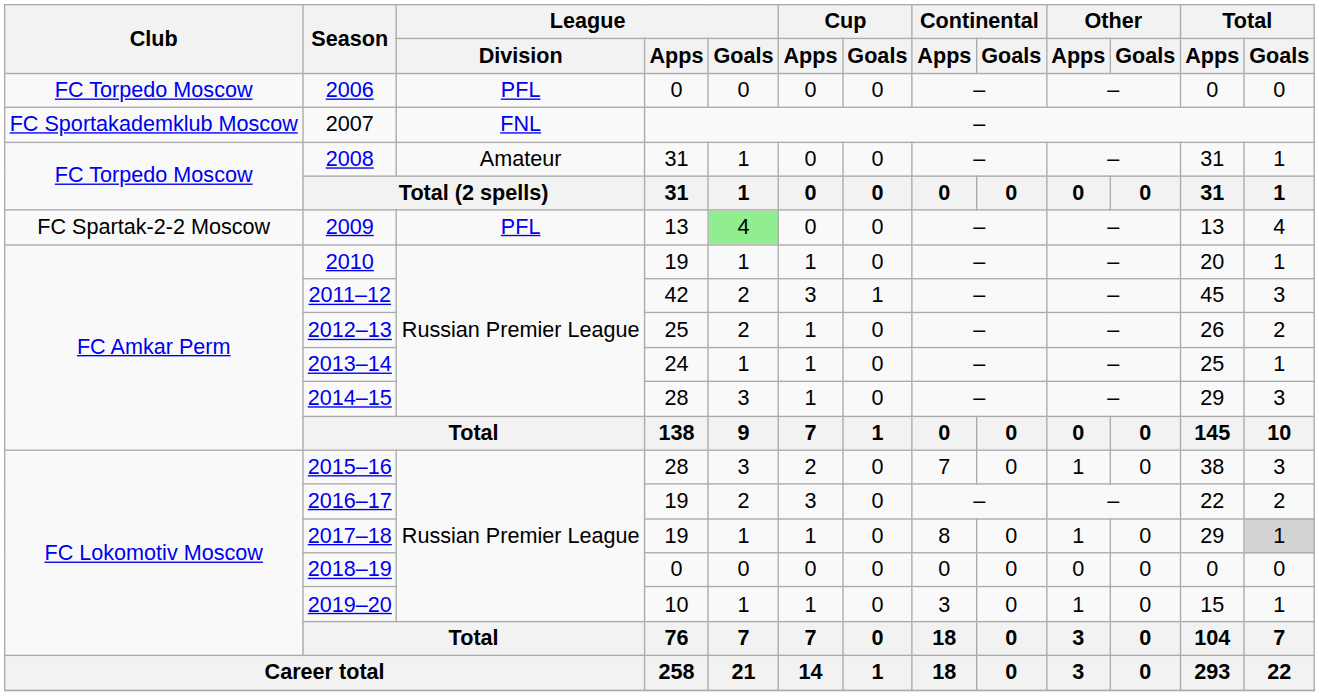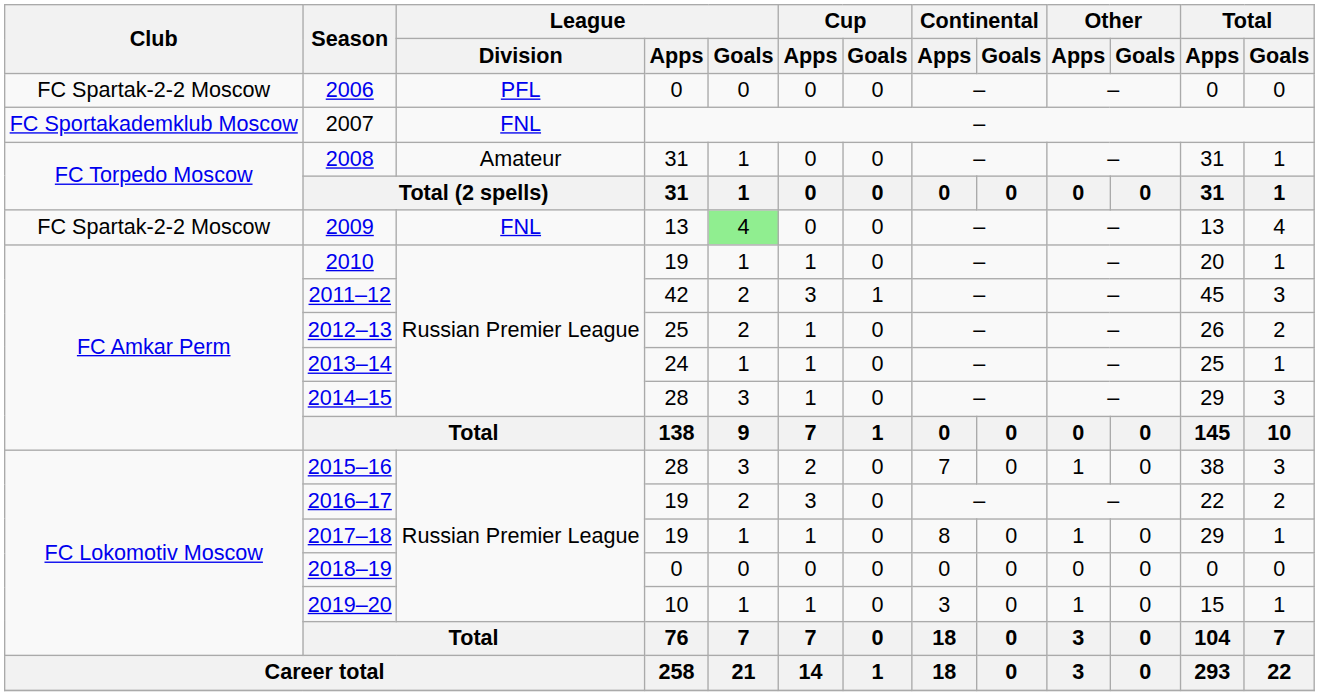(154, 90) FC Torpedo Moscow -> (154, 90) FC Spartak-2-2 Moscow
(521, 227) PFL -> (521, 227) FNL
(1279, 535) lightgrey background -> (1279, 535) no background
